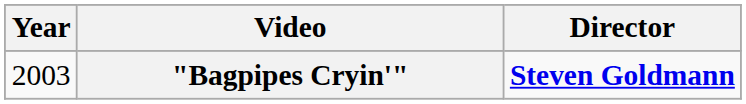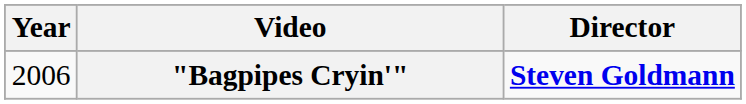(41, 74) 2003 -> (41, 74) 2006
